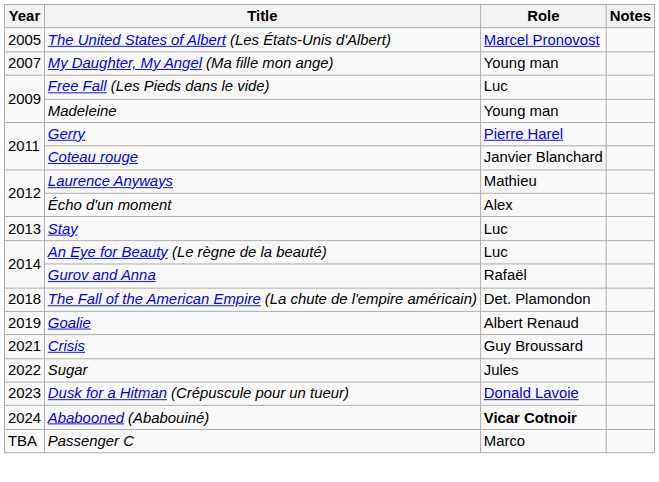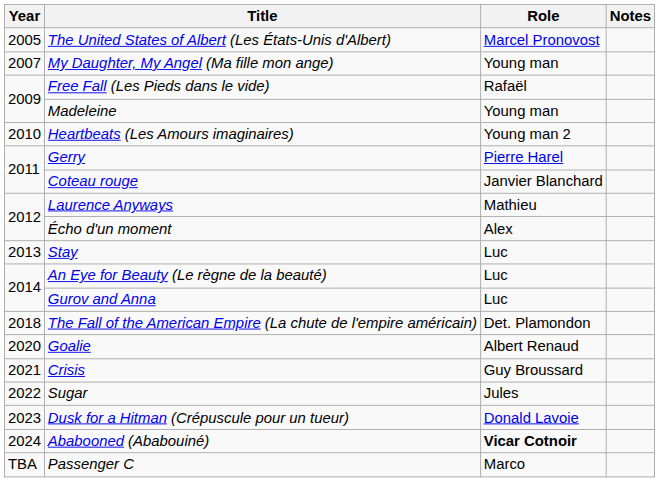(496, 87) Luc -> (505, 87) Rafaël
+ row: (171, 134)
(505, 275) Rafaël -> (496, 299) Luc
(24, 323) 2019 -> (24, 346) 2020
